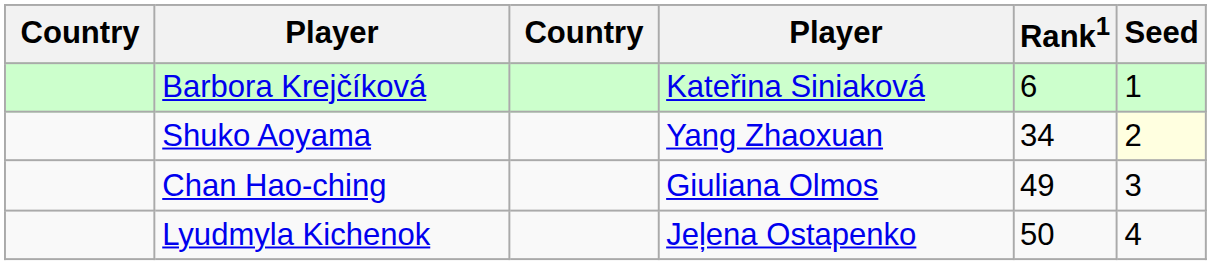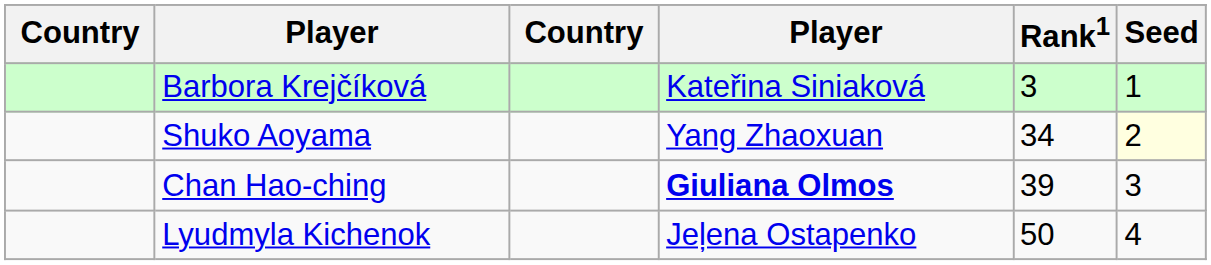(1029, 86) 6 -> (1029, 86) 3
(772, 185) normal -> (780, 185) bold
(1037, 185) 49 -> (1037, 185) 39
